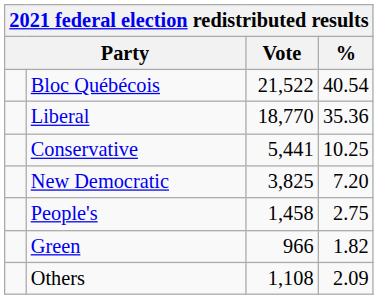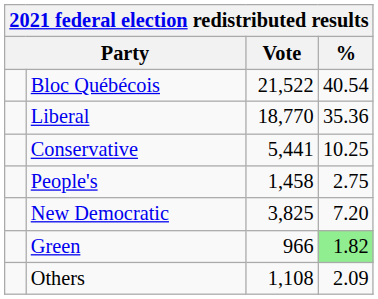rows swapped: (100, 181) <-> (64, 213)
(351, 246) no background -> (351, 246) lightgreen background
